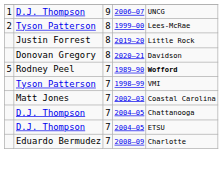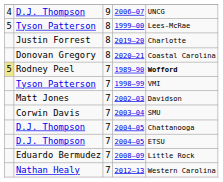(9, 12) 1 -> (9, 12) 4
(9, 26) 2 -> (9, 26) 5
(171, 40) Little Rock -> (167, 40) Charlotte
(165, 55) Davidson -> (182, 55) Coastal Carolina
(9, 69) no background -> (9, 69) khaki background
(182, 98) Coastal Carolina -> (165, 98) Davidson
+ row: (48, 112)
(167, 141) Charlotte -> (171, 156) Little Rock
+ row: (48, 170)
